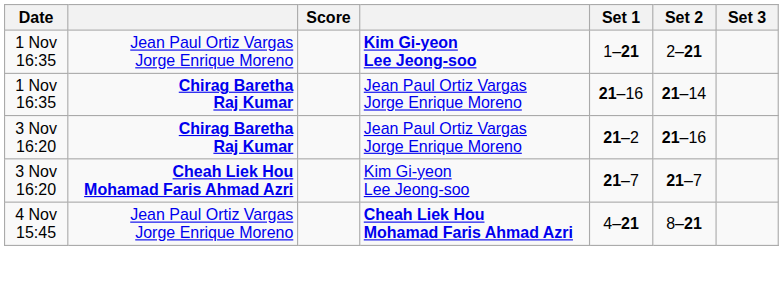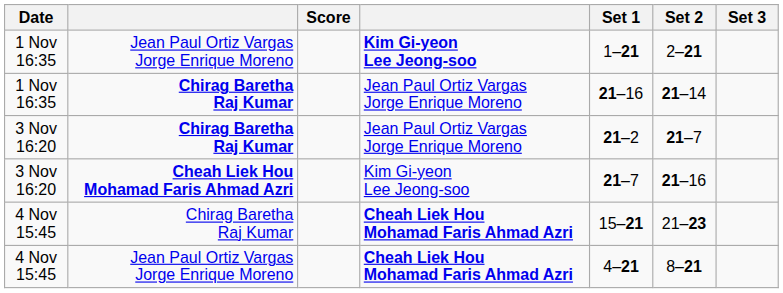(684, 138) 21–16 -> (684, 138) 21–7
(684, 181) 21–7 -> (684, 181) 21–16
+ row: (36, 224)
